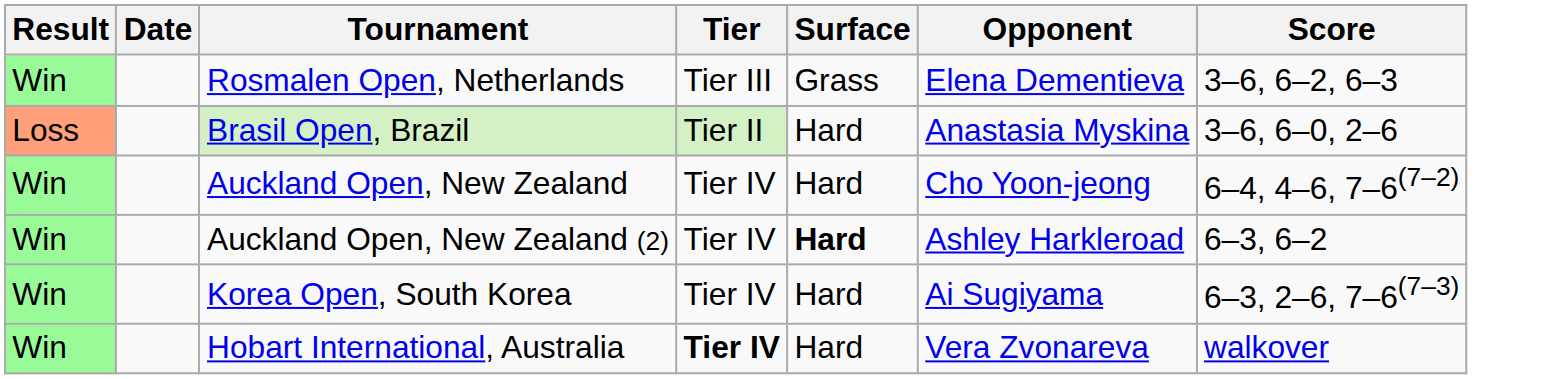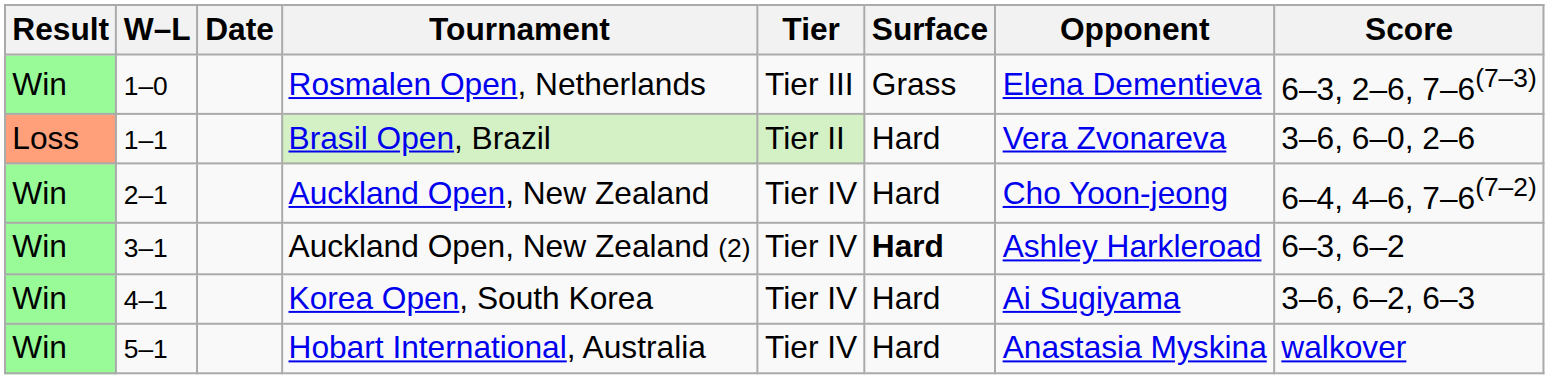+ column: (157, 29)
(1301, 79) 3–6, 6–2, 6–3 -> (1409, 84) 6–3, 2–6, 7–6(7–3)
(1057, 130) Anastasia Myskina -> (1114, 138) Vera Zvonareva
(1332, 293) 6–3, 2–6, 7–6(7–3) -> (1378, 297) 3–6, 6–2, 6–3
(732, 348) bold -> (811, 348) normal
(1037, 348) Vera Zvonareva -> (1135, 348) Anastasia Myskina
